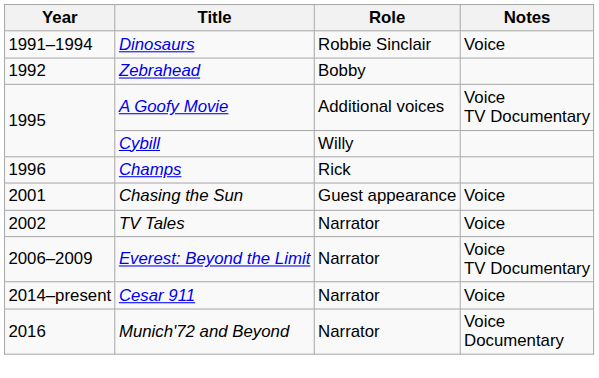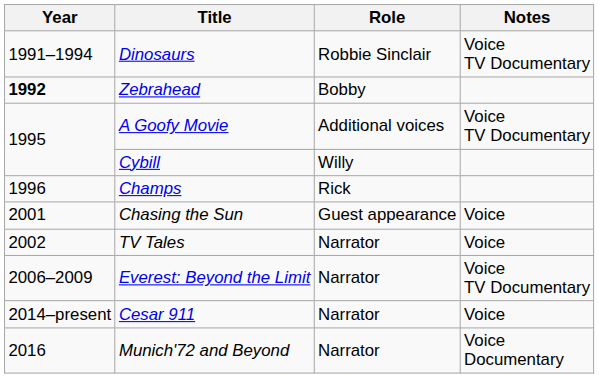(485, 44) Voice -> (527, 53) Voice TV Documentary
(27, 71) normal -> (27, 90) bold
